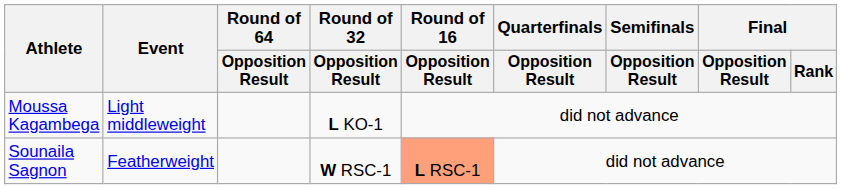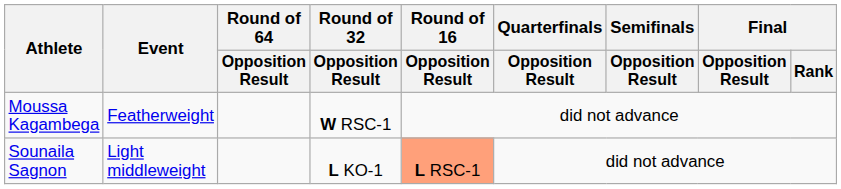(156, 116) Light middleweight -> (161, 116) Featherweight
(356, 125) L KO-1 -> (356, 125) W RSC-1
(161, 161) Featherweight -> (156, 161) Light middleweight
(356, 170) W RSC-1 -> (356, 170) L KO-1
